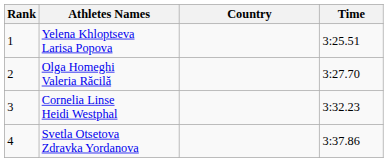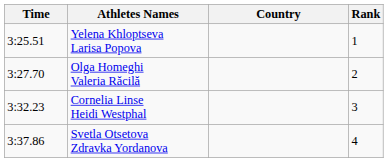columns swapped: (22, 14) <-> (351, 14)
